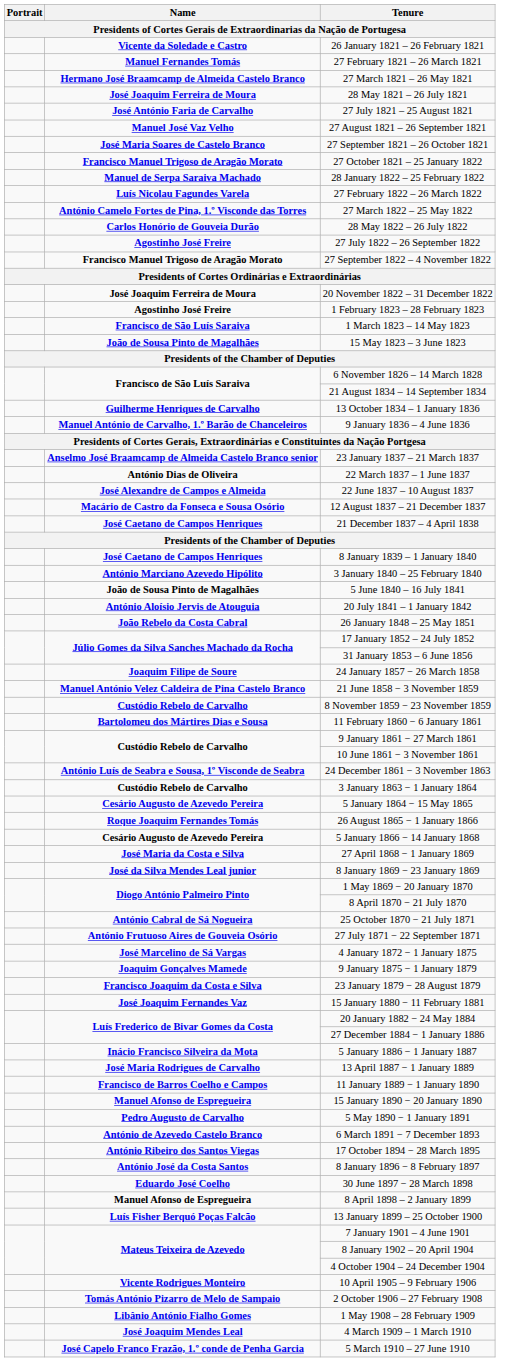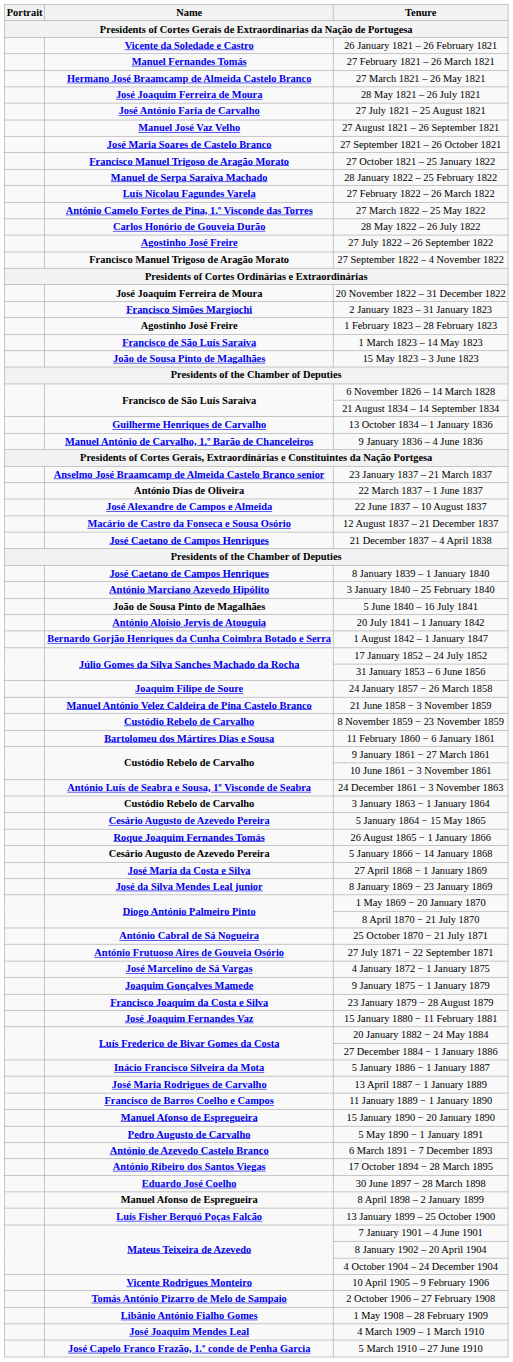+ row: (421, 309)
+ row: (421, 639)
- row: (408, 623)
- row: (408, 1167)
